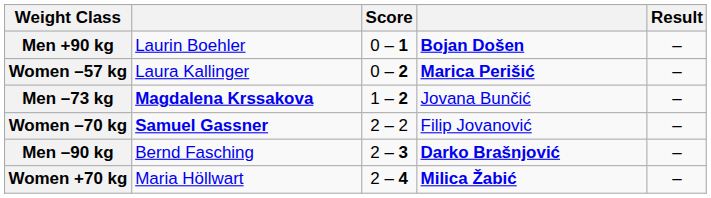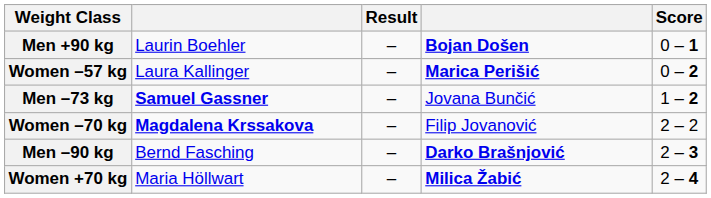columns swapped: (677, 17) <-> (389, 17)
(224, 98) Magdalena Krssakova -> (202, 98) Samuel Gassner
(202, 125) Samuel Gassner -> (224, 125) Magdalena Krssakova
